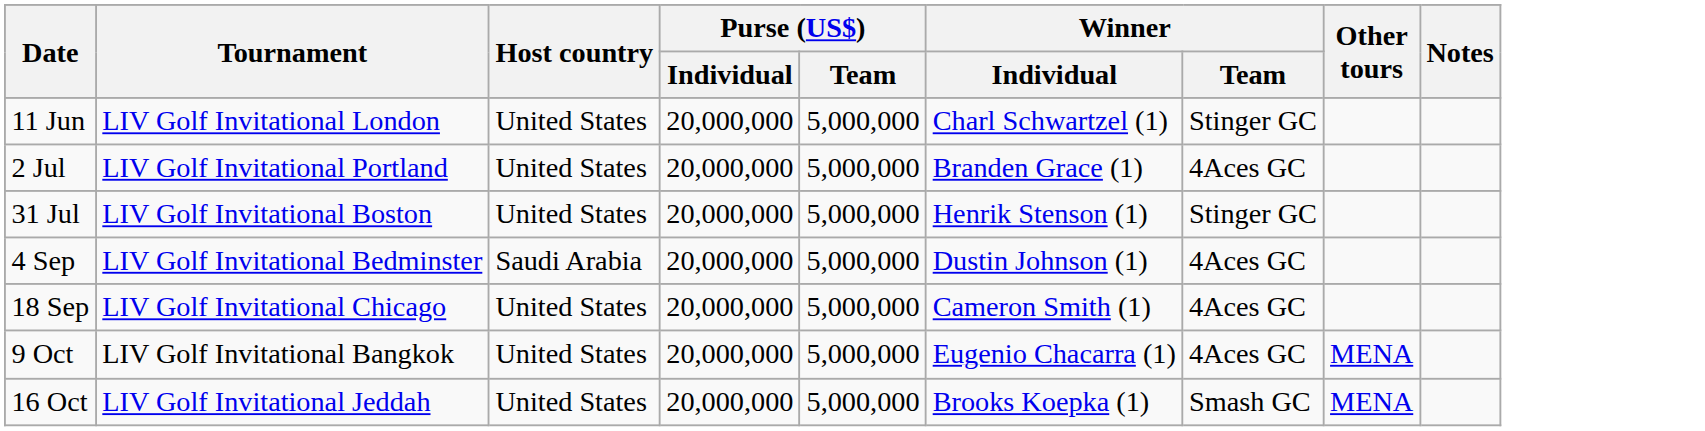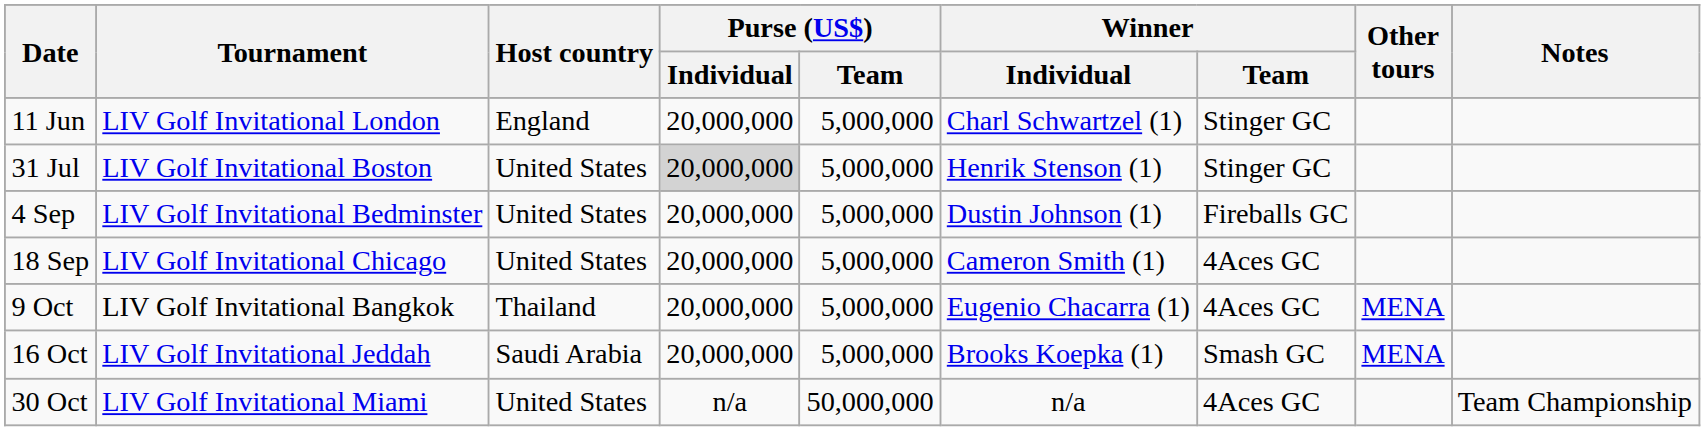(571, 121) United States -> (543, 121) England
- row: (39, 167)
(730, 214) no background -> (730, 167) lightgrey background
(569, 261) Saudi Arabia -> (571, 214) United States
(1247, 261) 4Aces GC -> (1276, 214) Fireballs GC
(571, 354) United States -> (546, 307) Thailand
(571, 400) United States -> (569, 354) Saudi Arabia
+ row: (50, 400)
